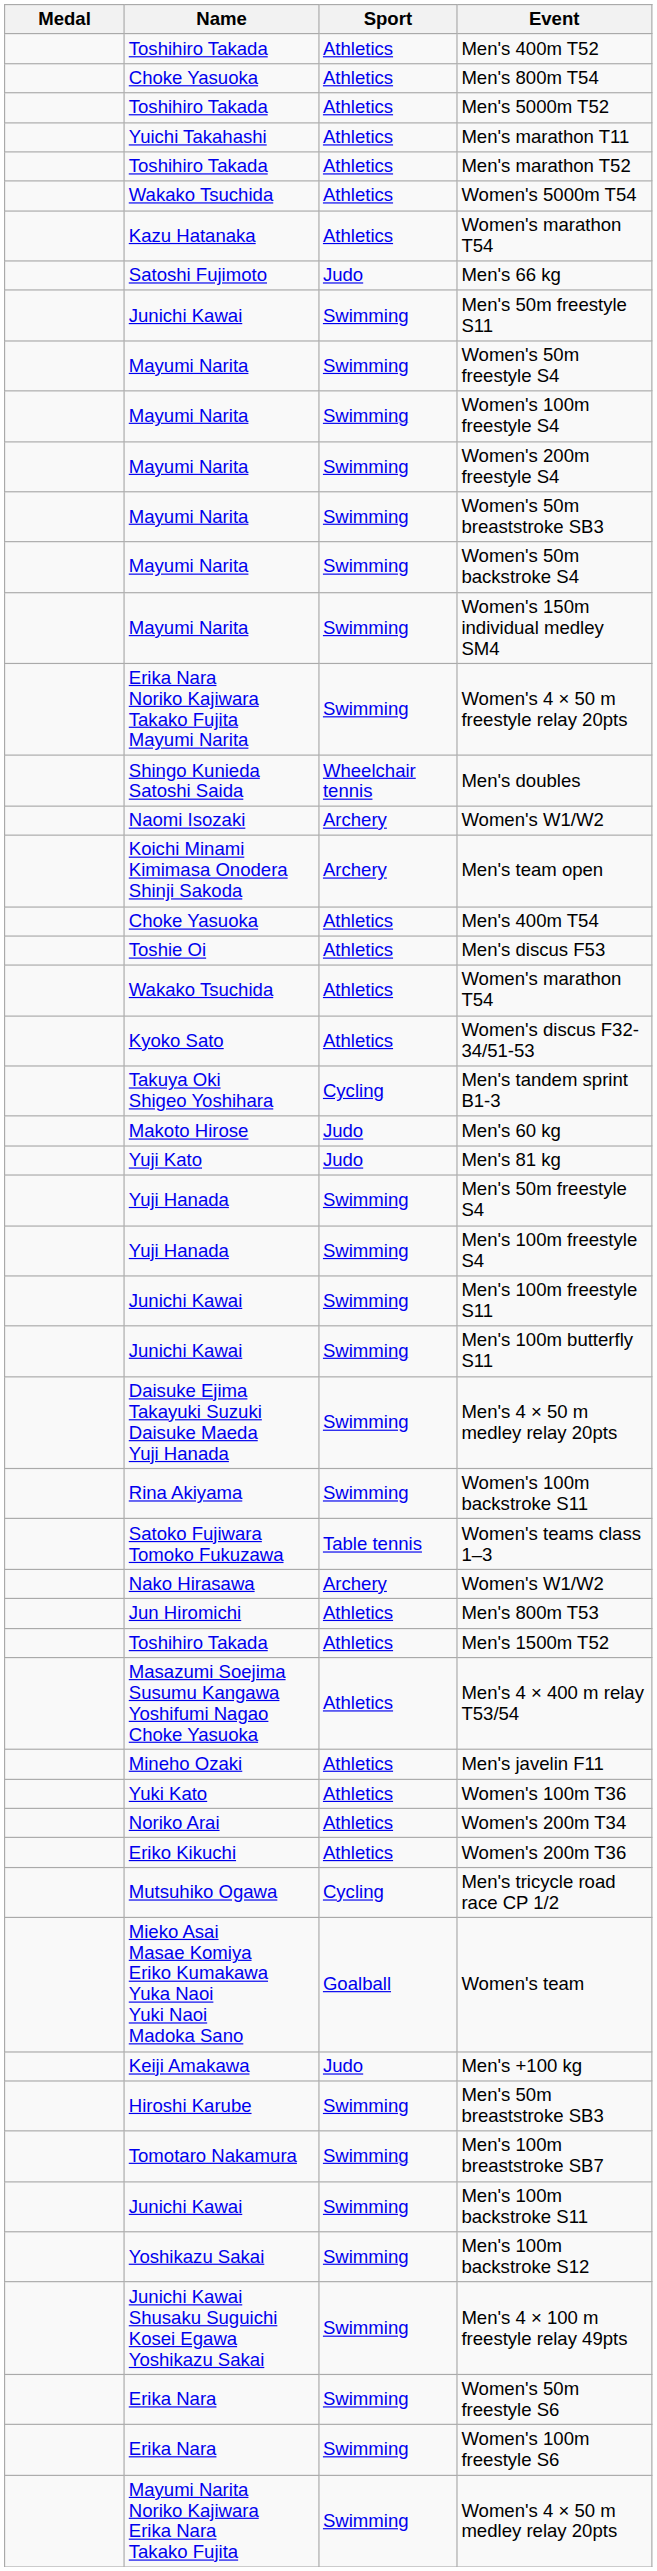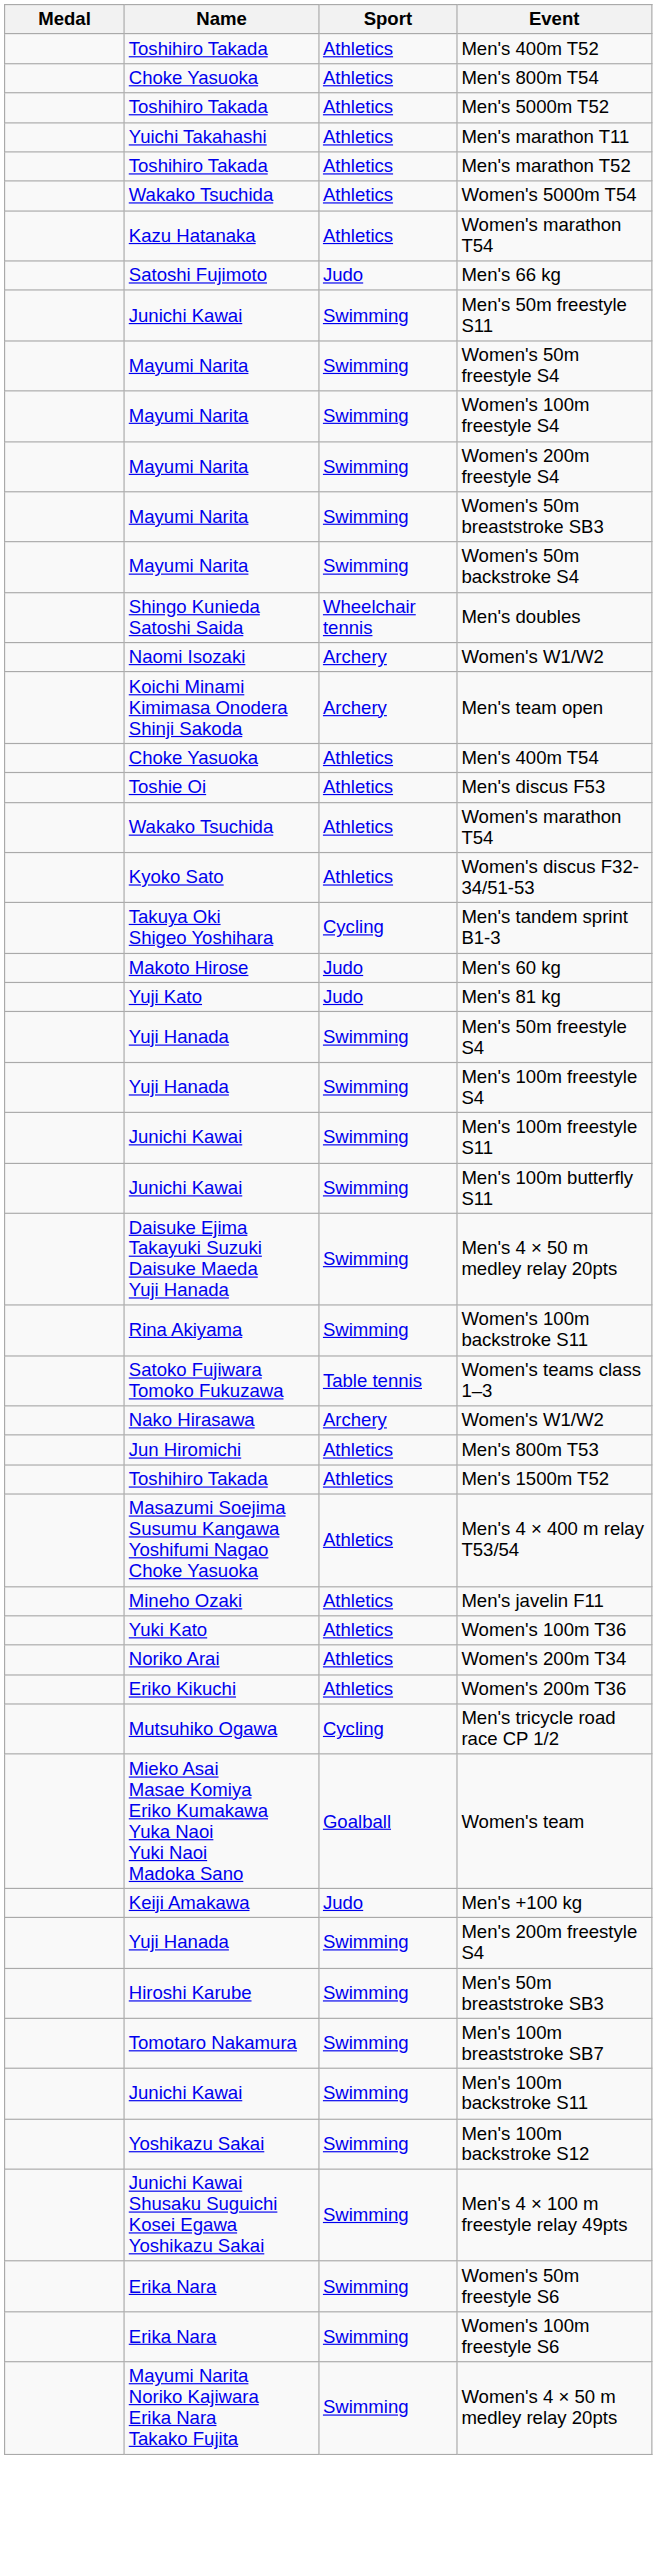- row: (189, 627)
- row: (194, 709)
+ row: (179, 1942)
